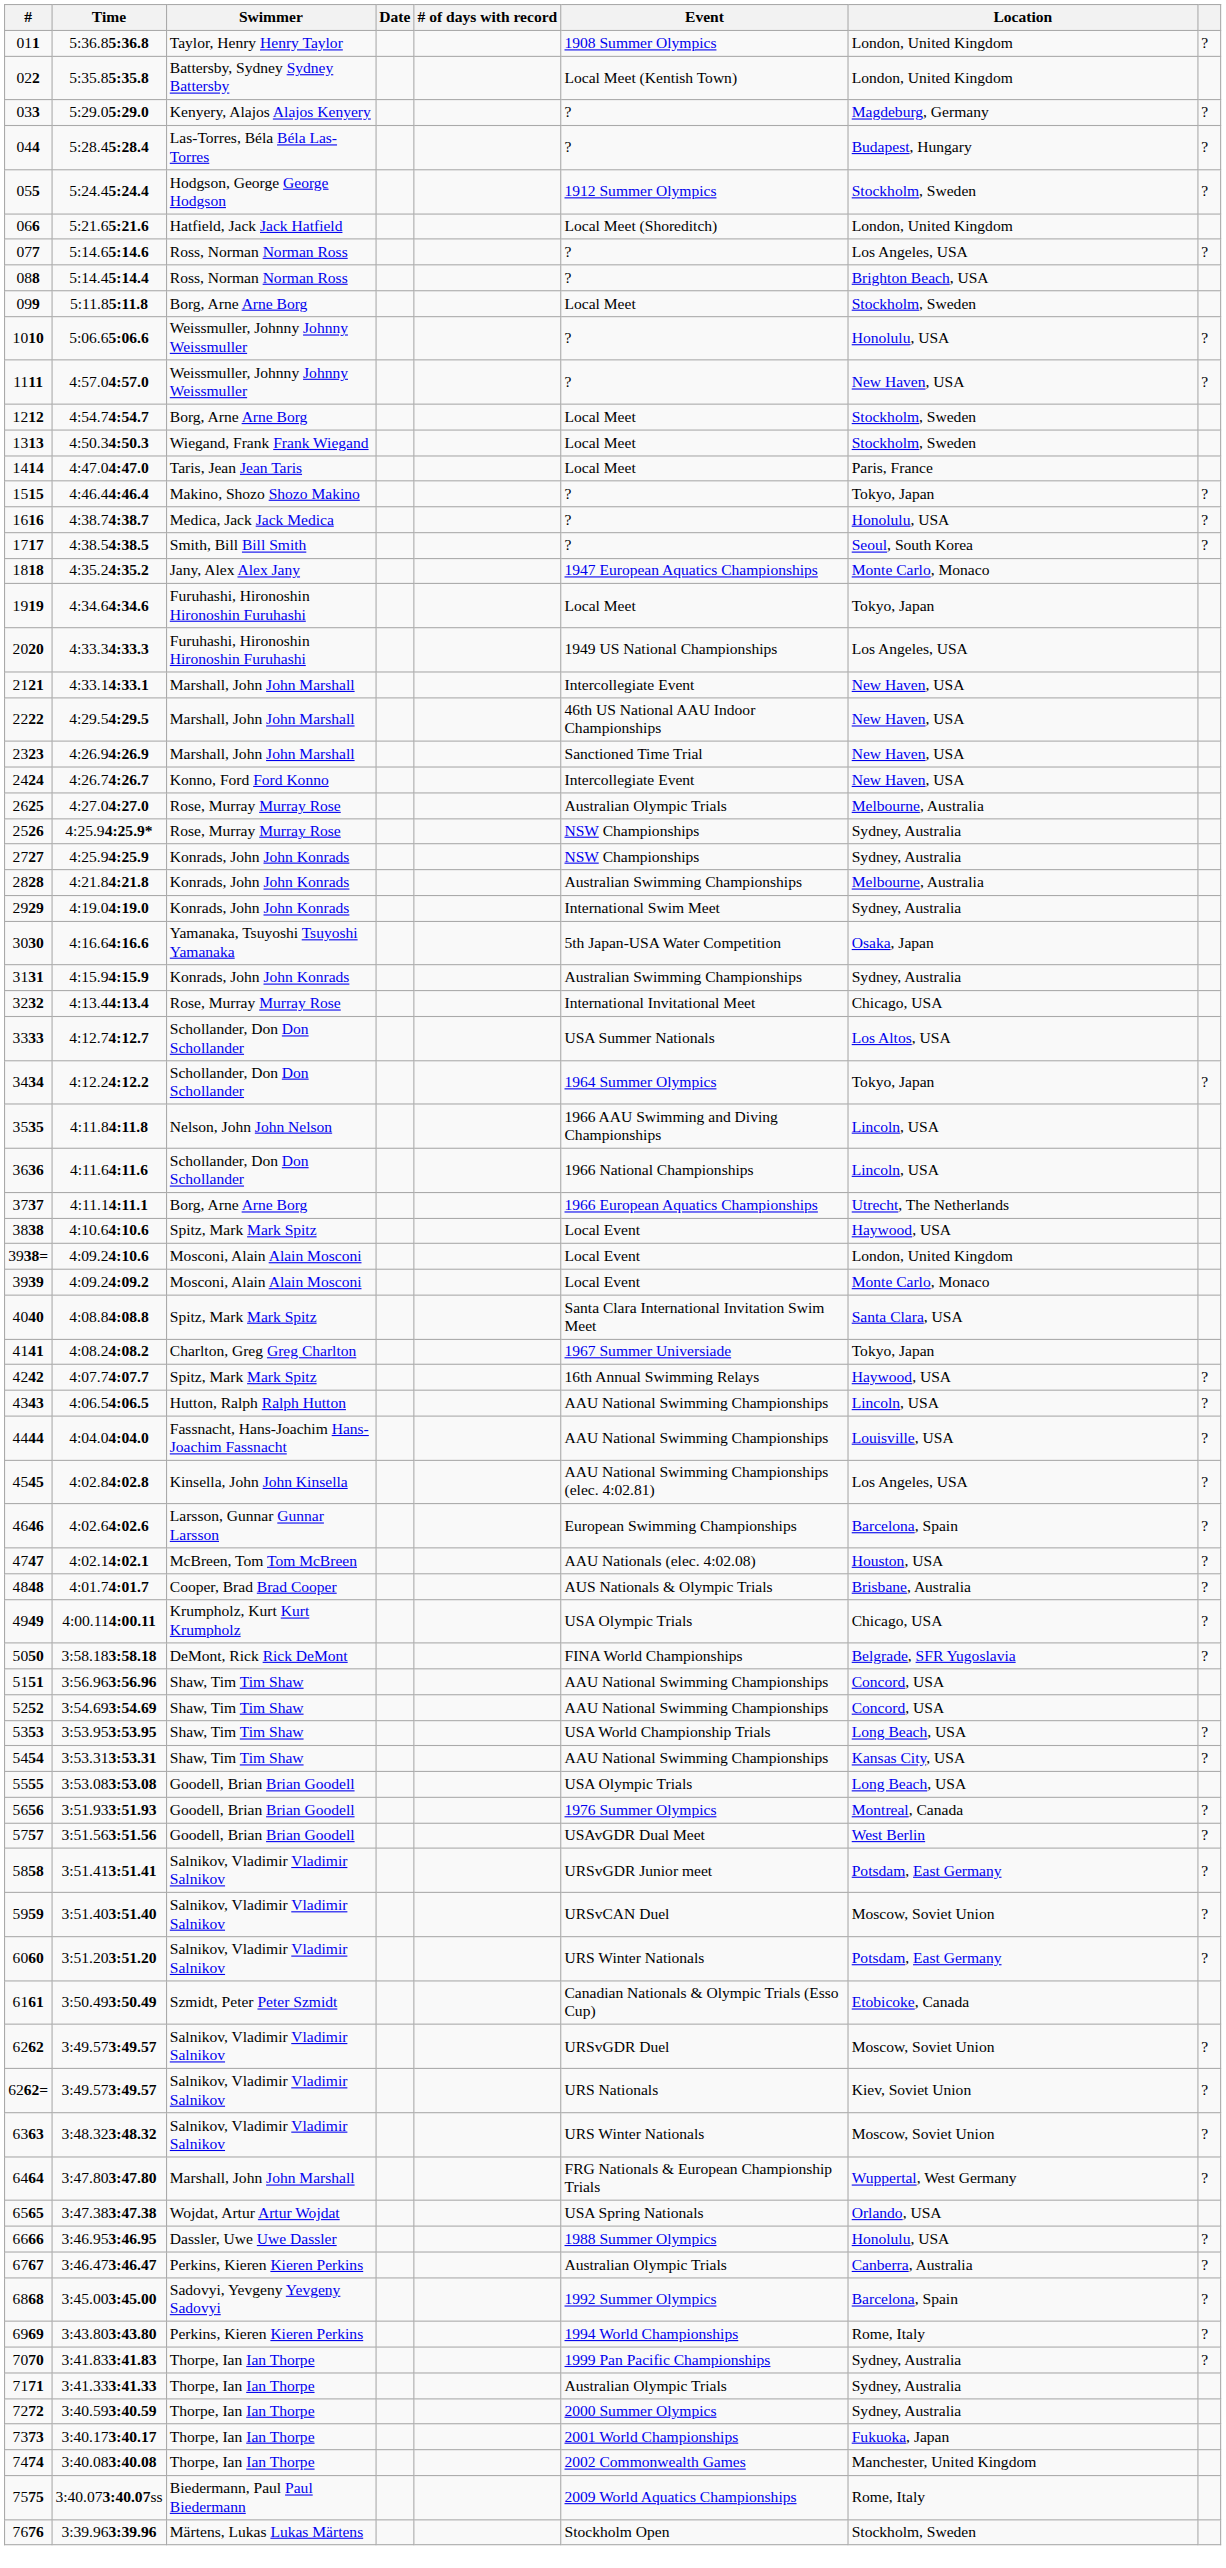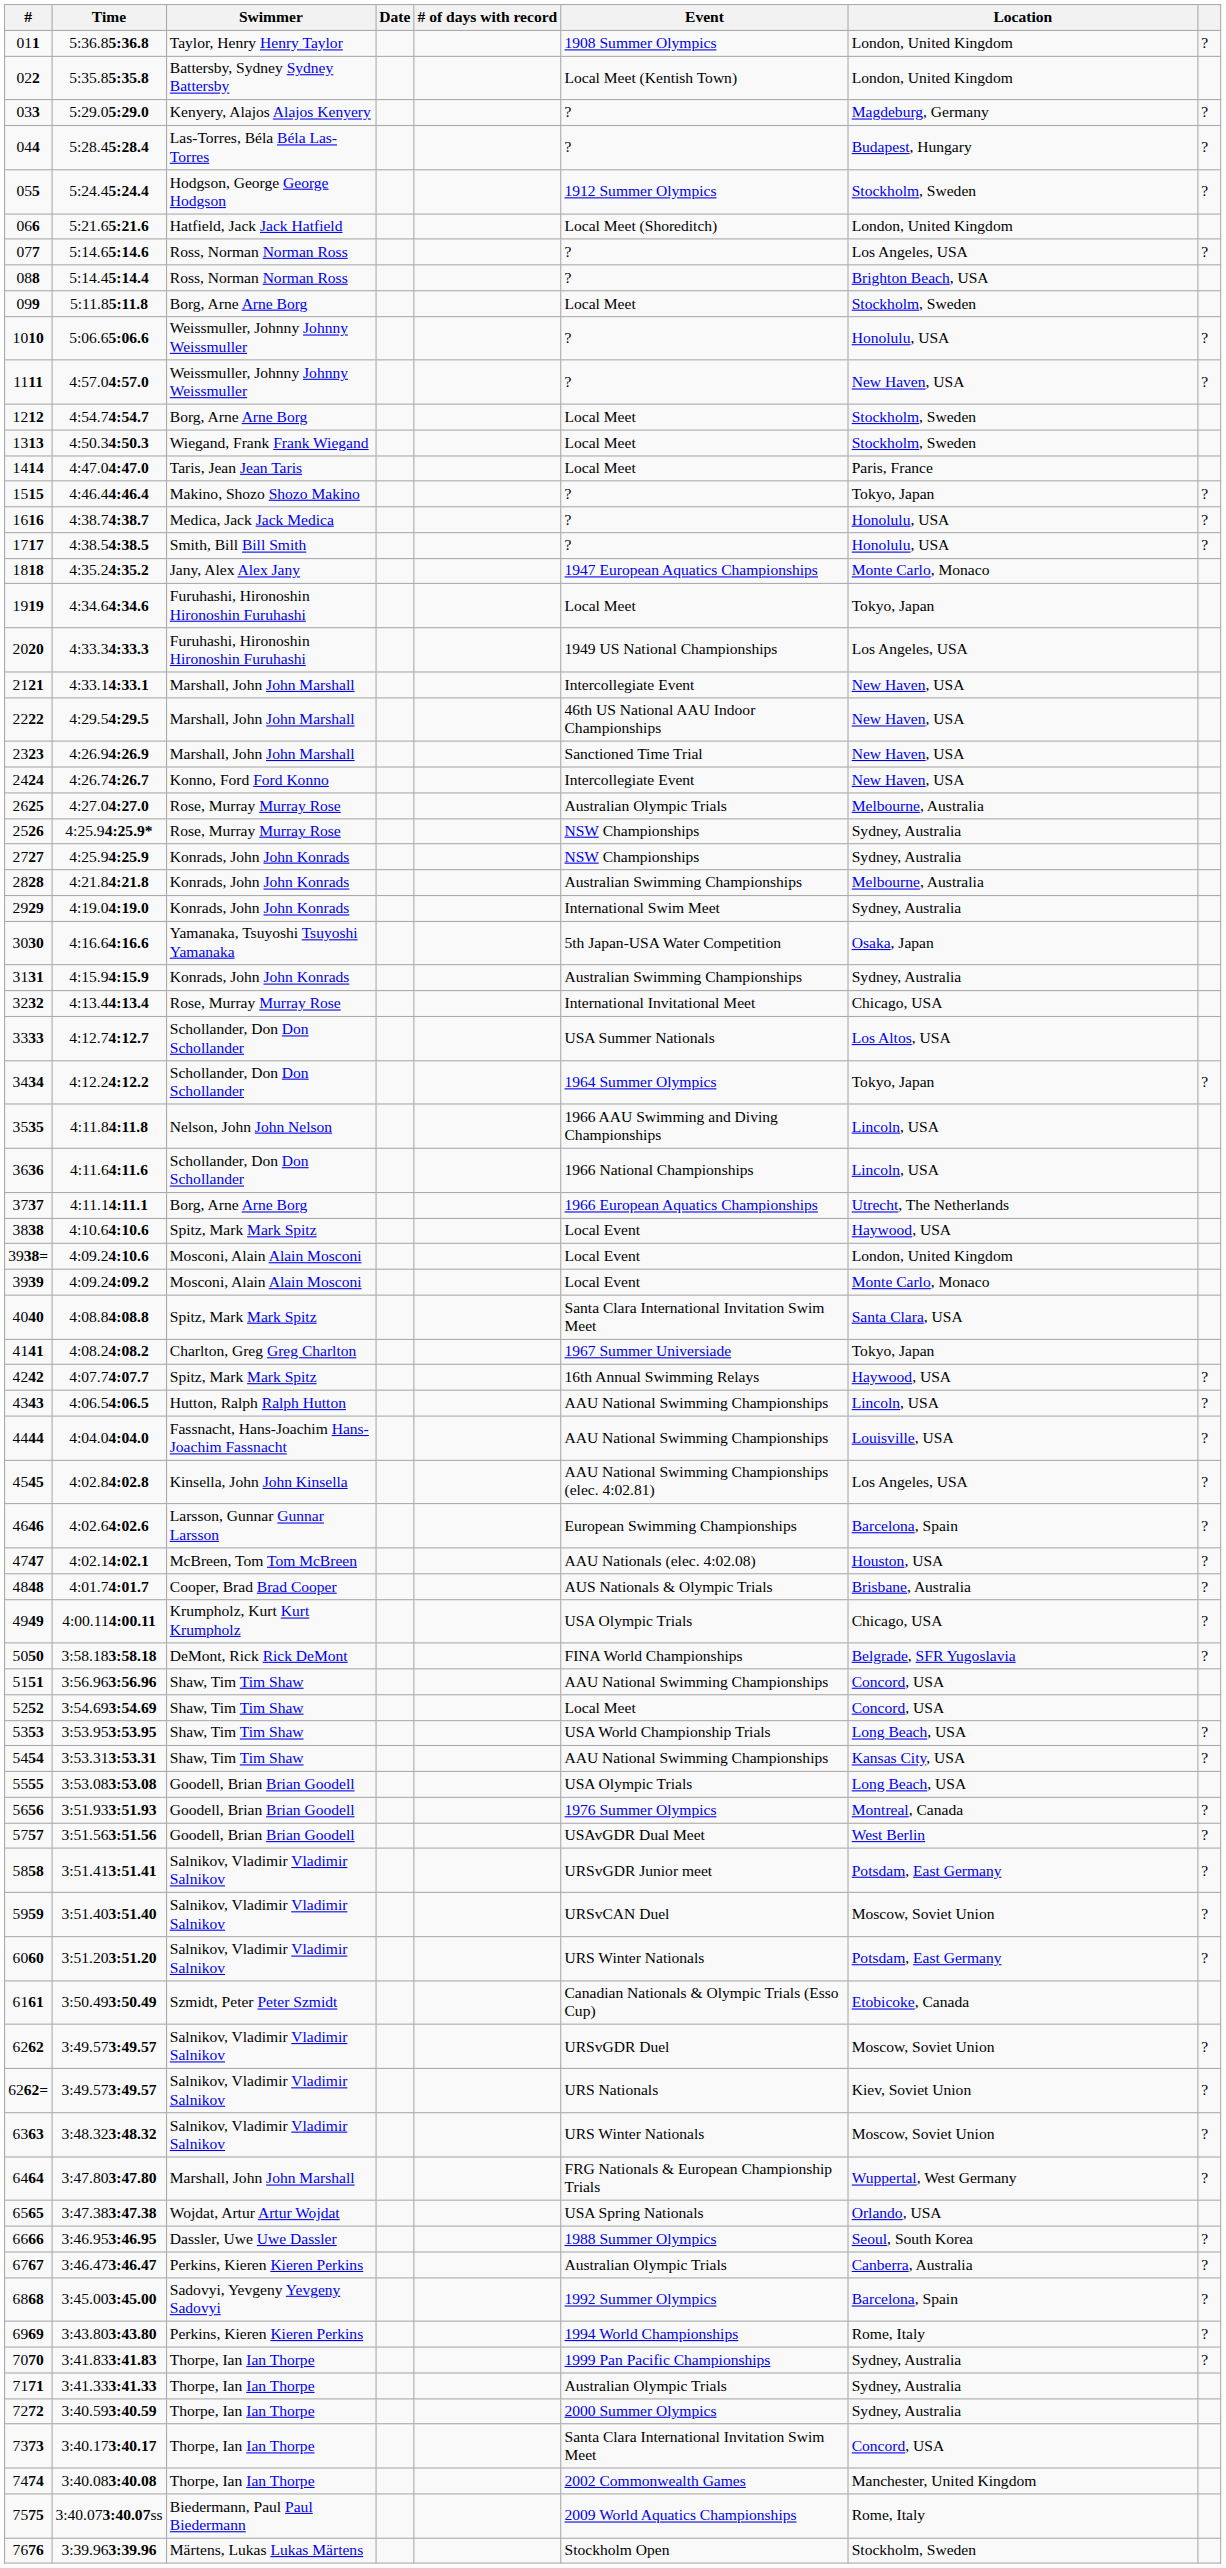(912, 545) Seoul, South Korea -> (901, 545) Honolulu, USA
(696, 1707) AAU National Swimming Championships -> (600, 1707) Local Meet
(901, 2239) Honolulu, USA -> (912, 2239) Seoul, South Korea
(651, 2437) 2001 World Championships -> (694, 2446) Santa Clara International Invitation Swim Meet
(901, 2437) Fukuoka, Japan -> (898, 2446) Concord, USA
